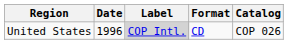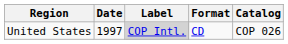(110, 31) 1996 -> (110, 31) 1997
